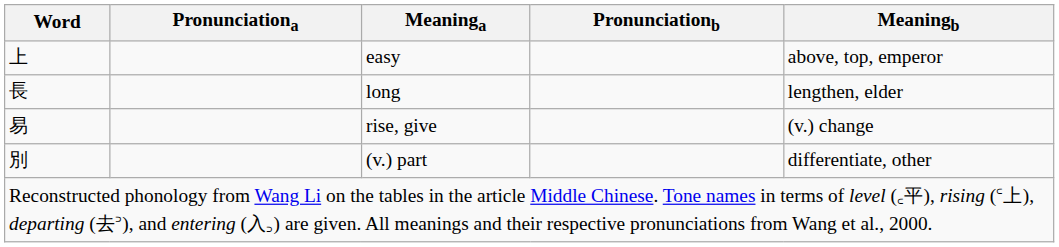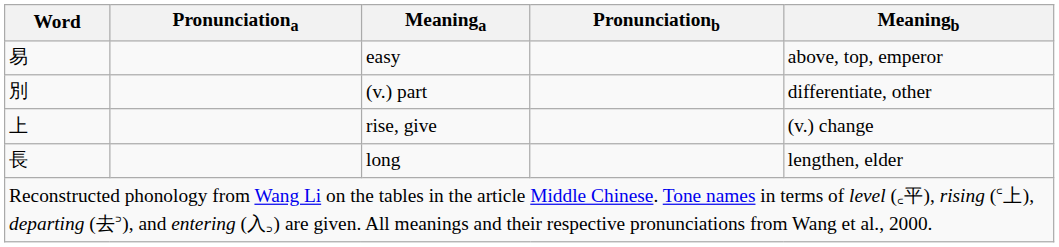(19, 56) 上 -> (19, 56) 易
rows swapped: (397, 160) <-> (383, 91)
(19, 125) 易 -> (19, 125) 上
